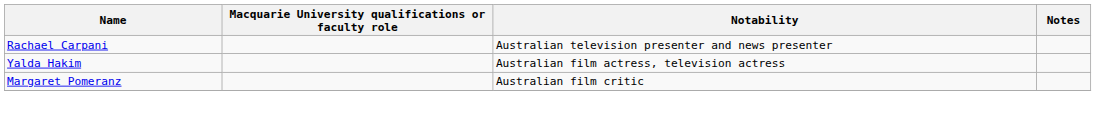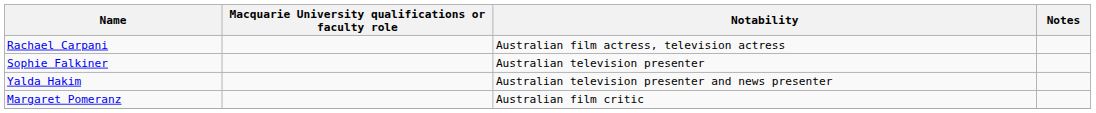(664, 45) Australian television presenter and news presenter -> (641, 45) Australian film actress, television actress
+ row: (58, 63)
(641, 63) Australian film actress, television actress -> (664, 81) Australian television presenter and news presenter
